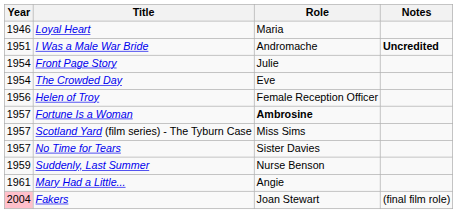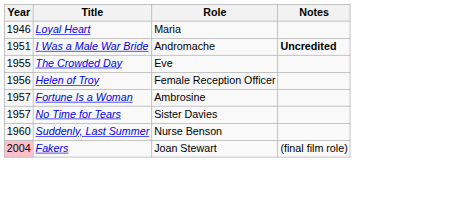- row: (76, 64)
(19, 81) 1954 -> (19, 64) 1955
(285, 115) bold -> (180, 98) normal
- row: (144, 132)
(19, 166) 1959 -> (19, 132) 1960
- row: (81, 183)
